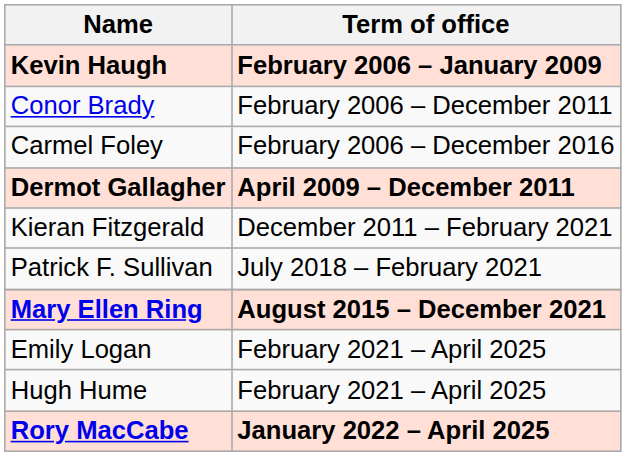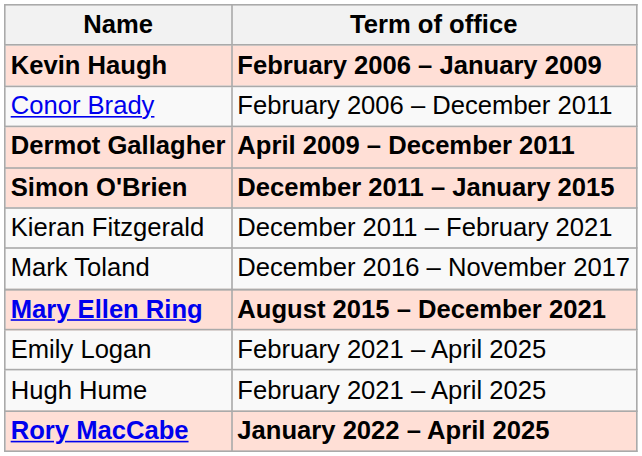- row: (87, 146)
+ row: (99, 187)
+ row: (80, 268)
- row: (112, 268)
